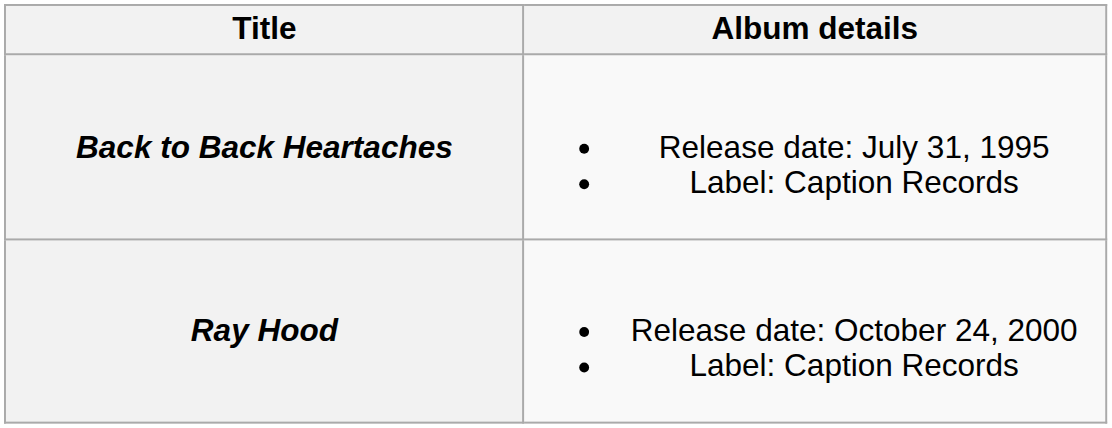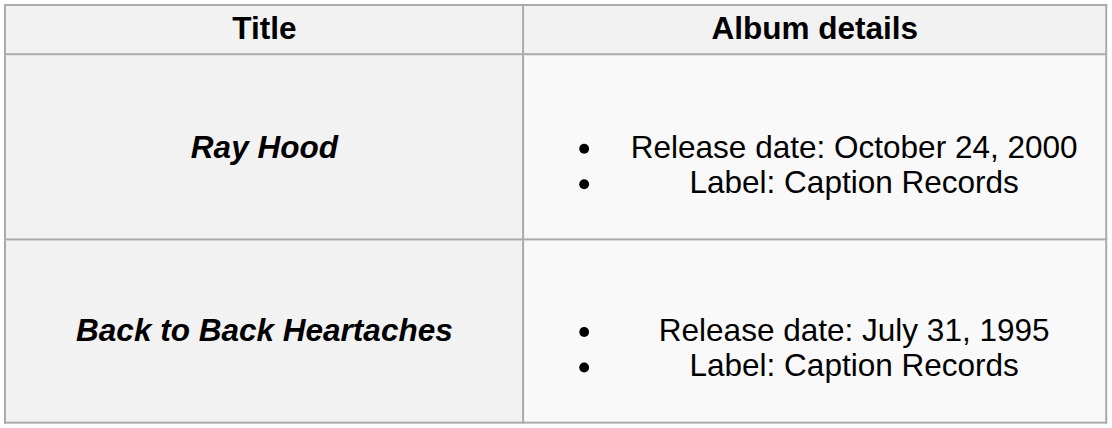rows swapped: (264, 146) <-> (264, 330)
